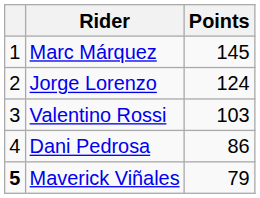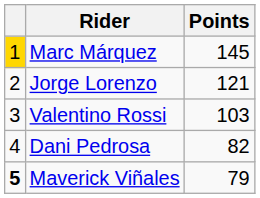(15, 52) no background -> (15, 52) gold background
(233, 84) 124 -> (233, 84) 121
(239, 147) 86 -> (239, 147) 82
